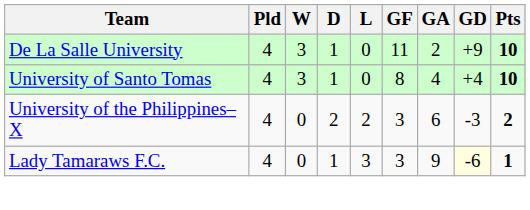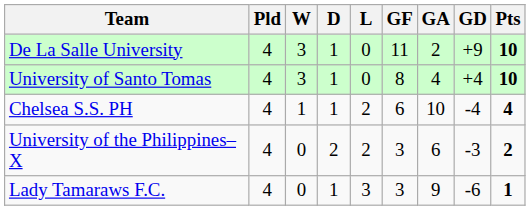+ row: (71, 109)
(473, 160) lightyellow background -> (473, 190) no background
